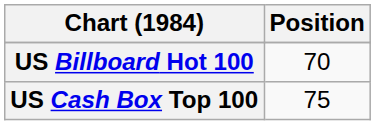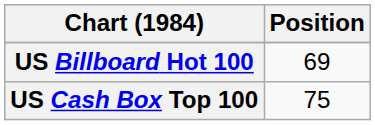(317, 61) 70 -> (317, 61) 69
